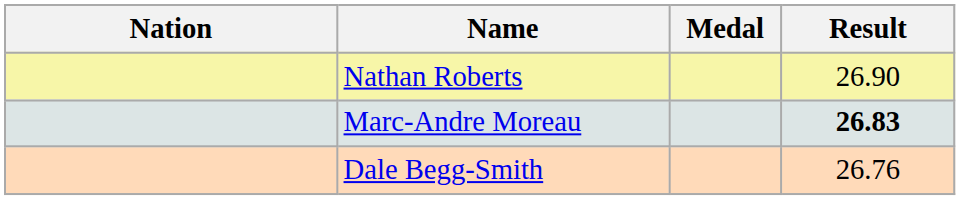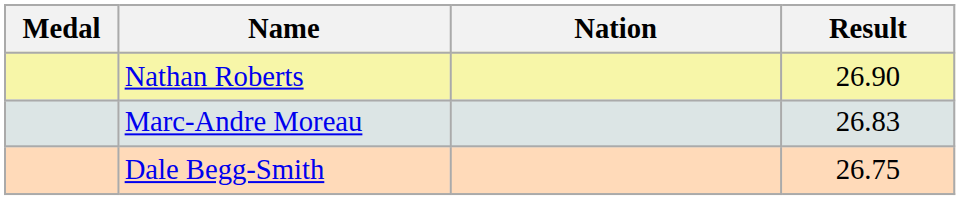columns swapped: (725, 28) <-> (171, 28)
(868, 123) bold -> (868, 123) normal
(868, 170) 26.76 -> (868, 170) 26.75
